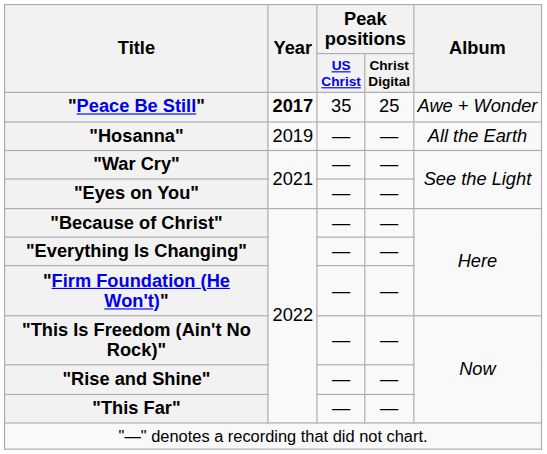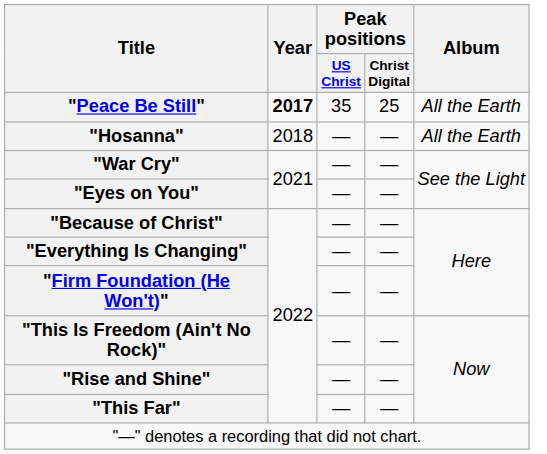(477, 106) Awe + Wonder -> (471, 106) All the Earth
(293, 135) 2019 -> (293, 135) 2018
